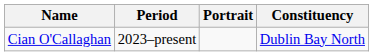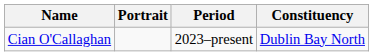columns swapped: (228, 16) <-> (157, 16)
